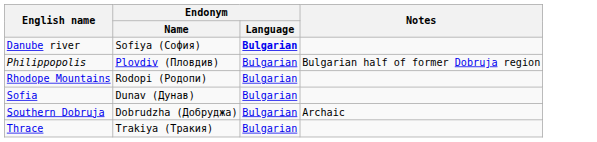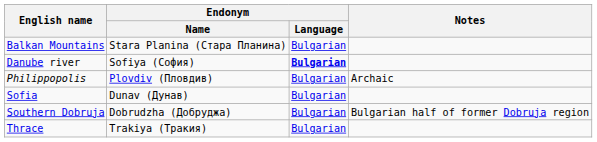+ row: (56, 46)
(421, 62) Bulgarian half of former Dobruja region -> (372, 79) Archaic
- row: (59, 79)
(324, 112) Archaic -> (470, 112) Bulgarian half of former Dobruja region
